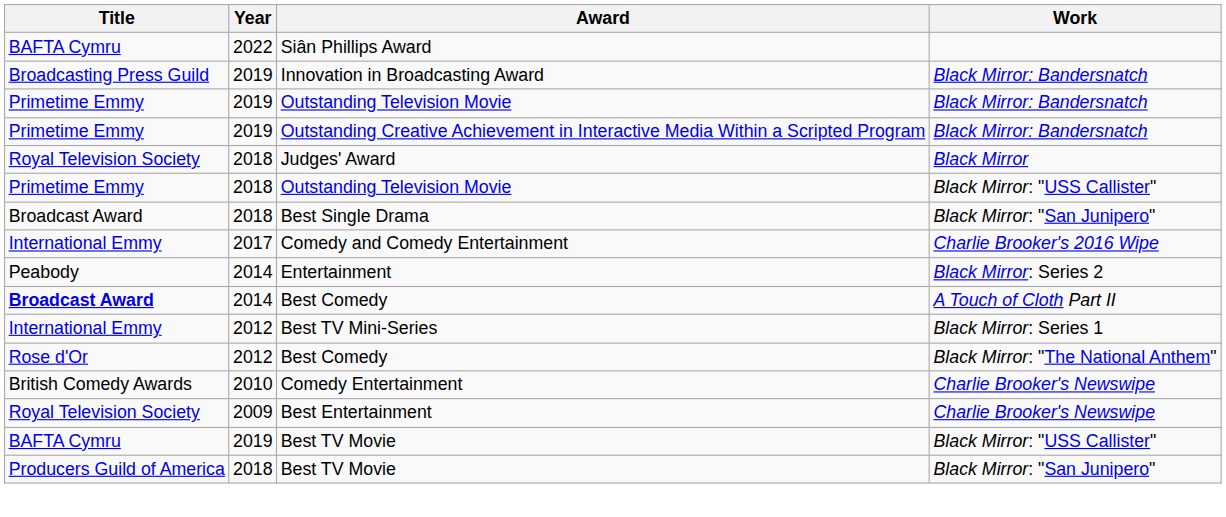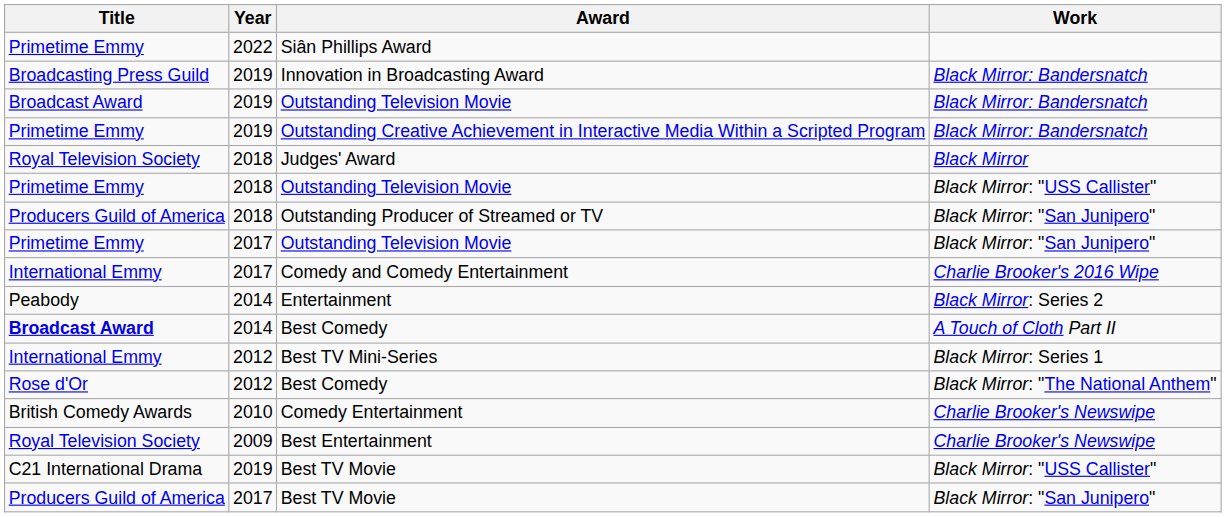(65, 46) BAFTA Cymru -> (76, 46) Primetime Emmy
(76, 103) Primetime Emmy -> (76, 103) Broadcast Award
- row: (355, 215)
+ row: (442, 215)
+ row: (396, 243)
(65, 441) BAFTA Cymru -> (105, 469) C21 International Drama
(253, 469) 2018 -> (253, 497) 2017
